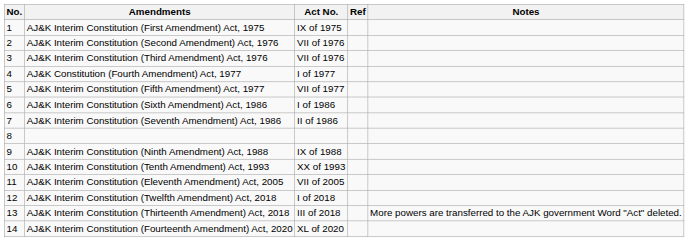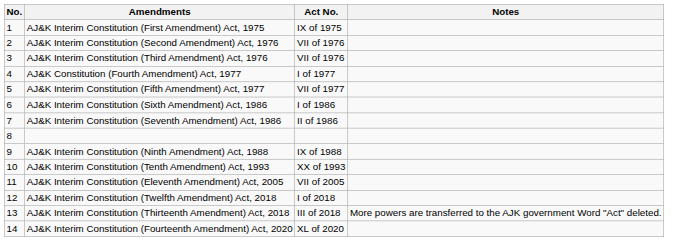- column: (358, 12)
